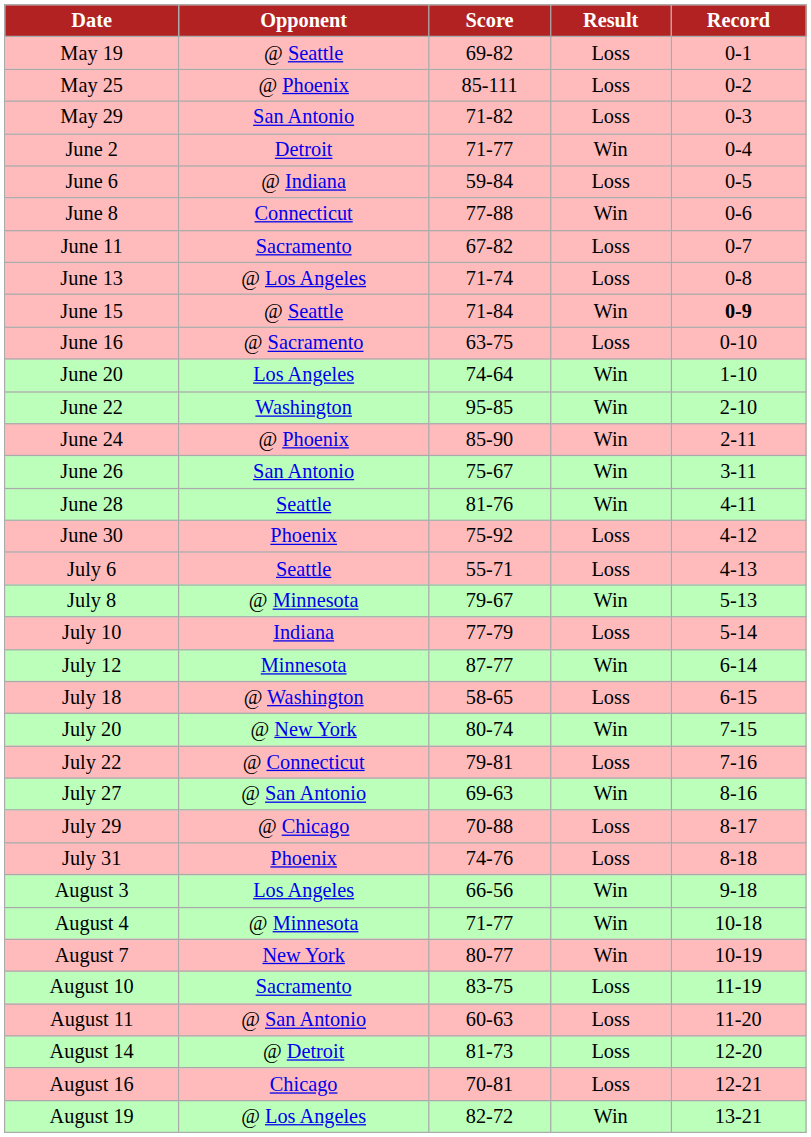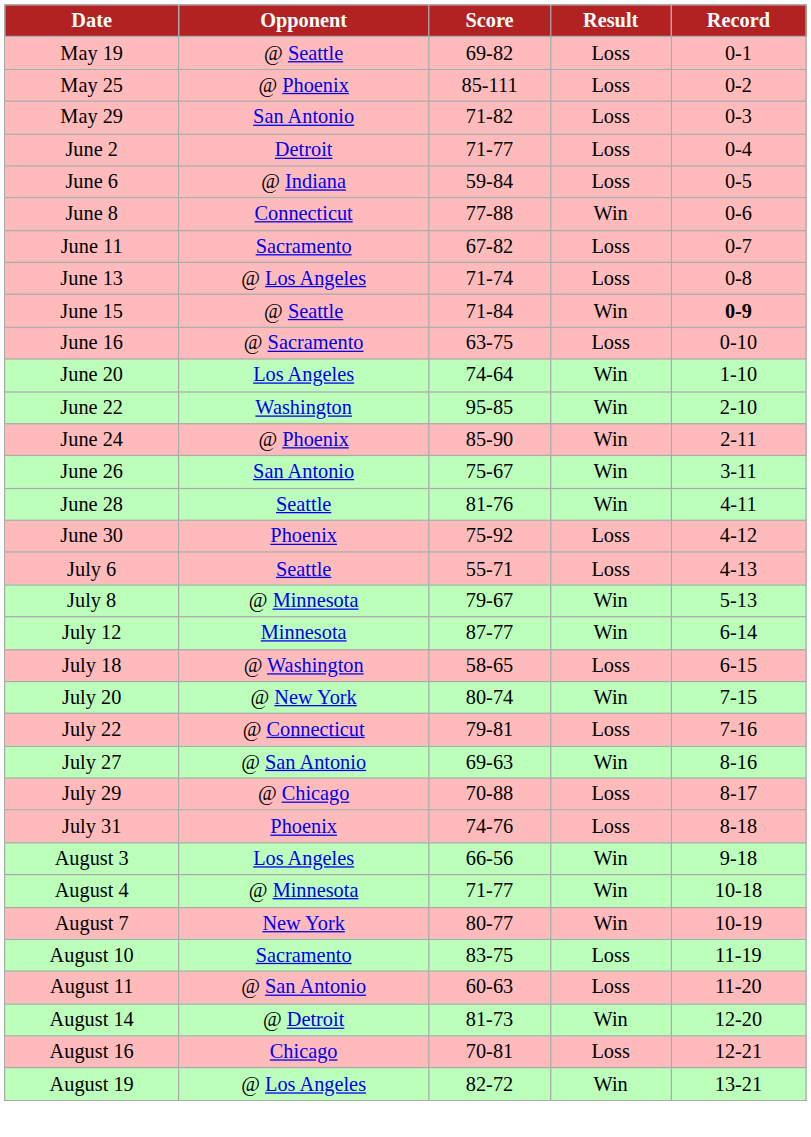(611, 149) Win -> (611, 149) Loss
- row: (92, 632)
(611, 1051) Loss -> (611, 1019) Win
